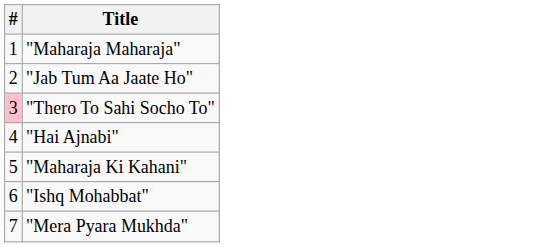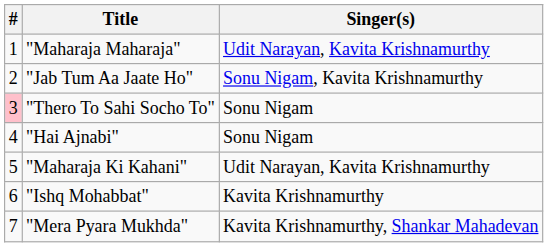+ column: (381, 19)
